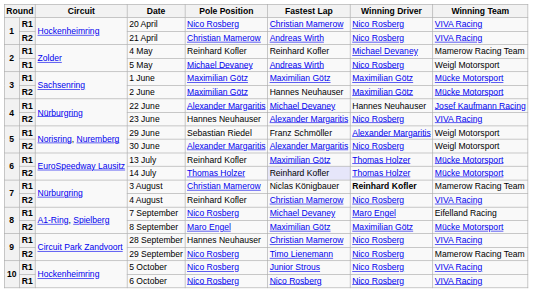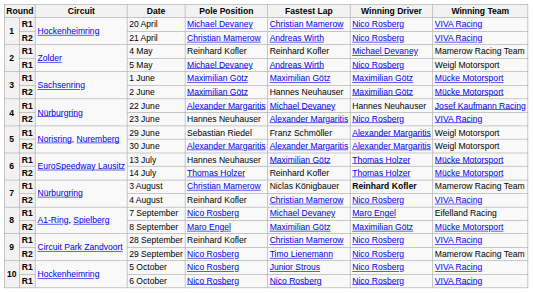(213, 24) Nico Rosberg -> (220, 24) Michael Devaney
(378, 146) Nico Rosberg -> (392, 146) Alexander Margaritis
(217, 159) Reinhard Kofler -> (224, 159) Hannes Neuhauser
(299, 173) lavender background -> (299, 173) no background
(224, 240) Hannes Neuhauser -> (217, 240) Reinhard Kofler
